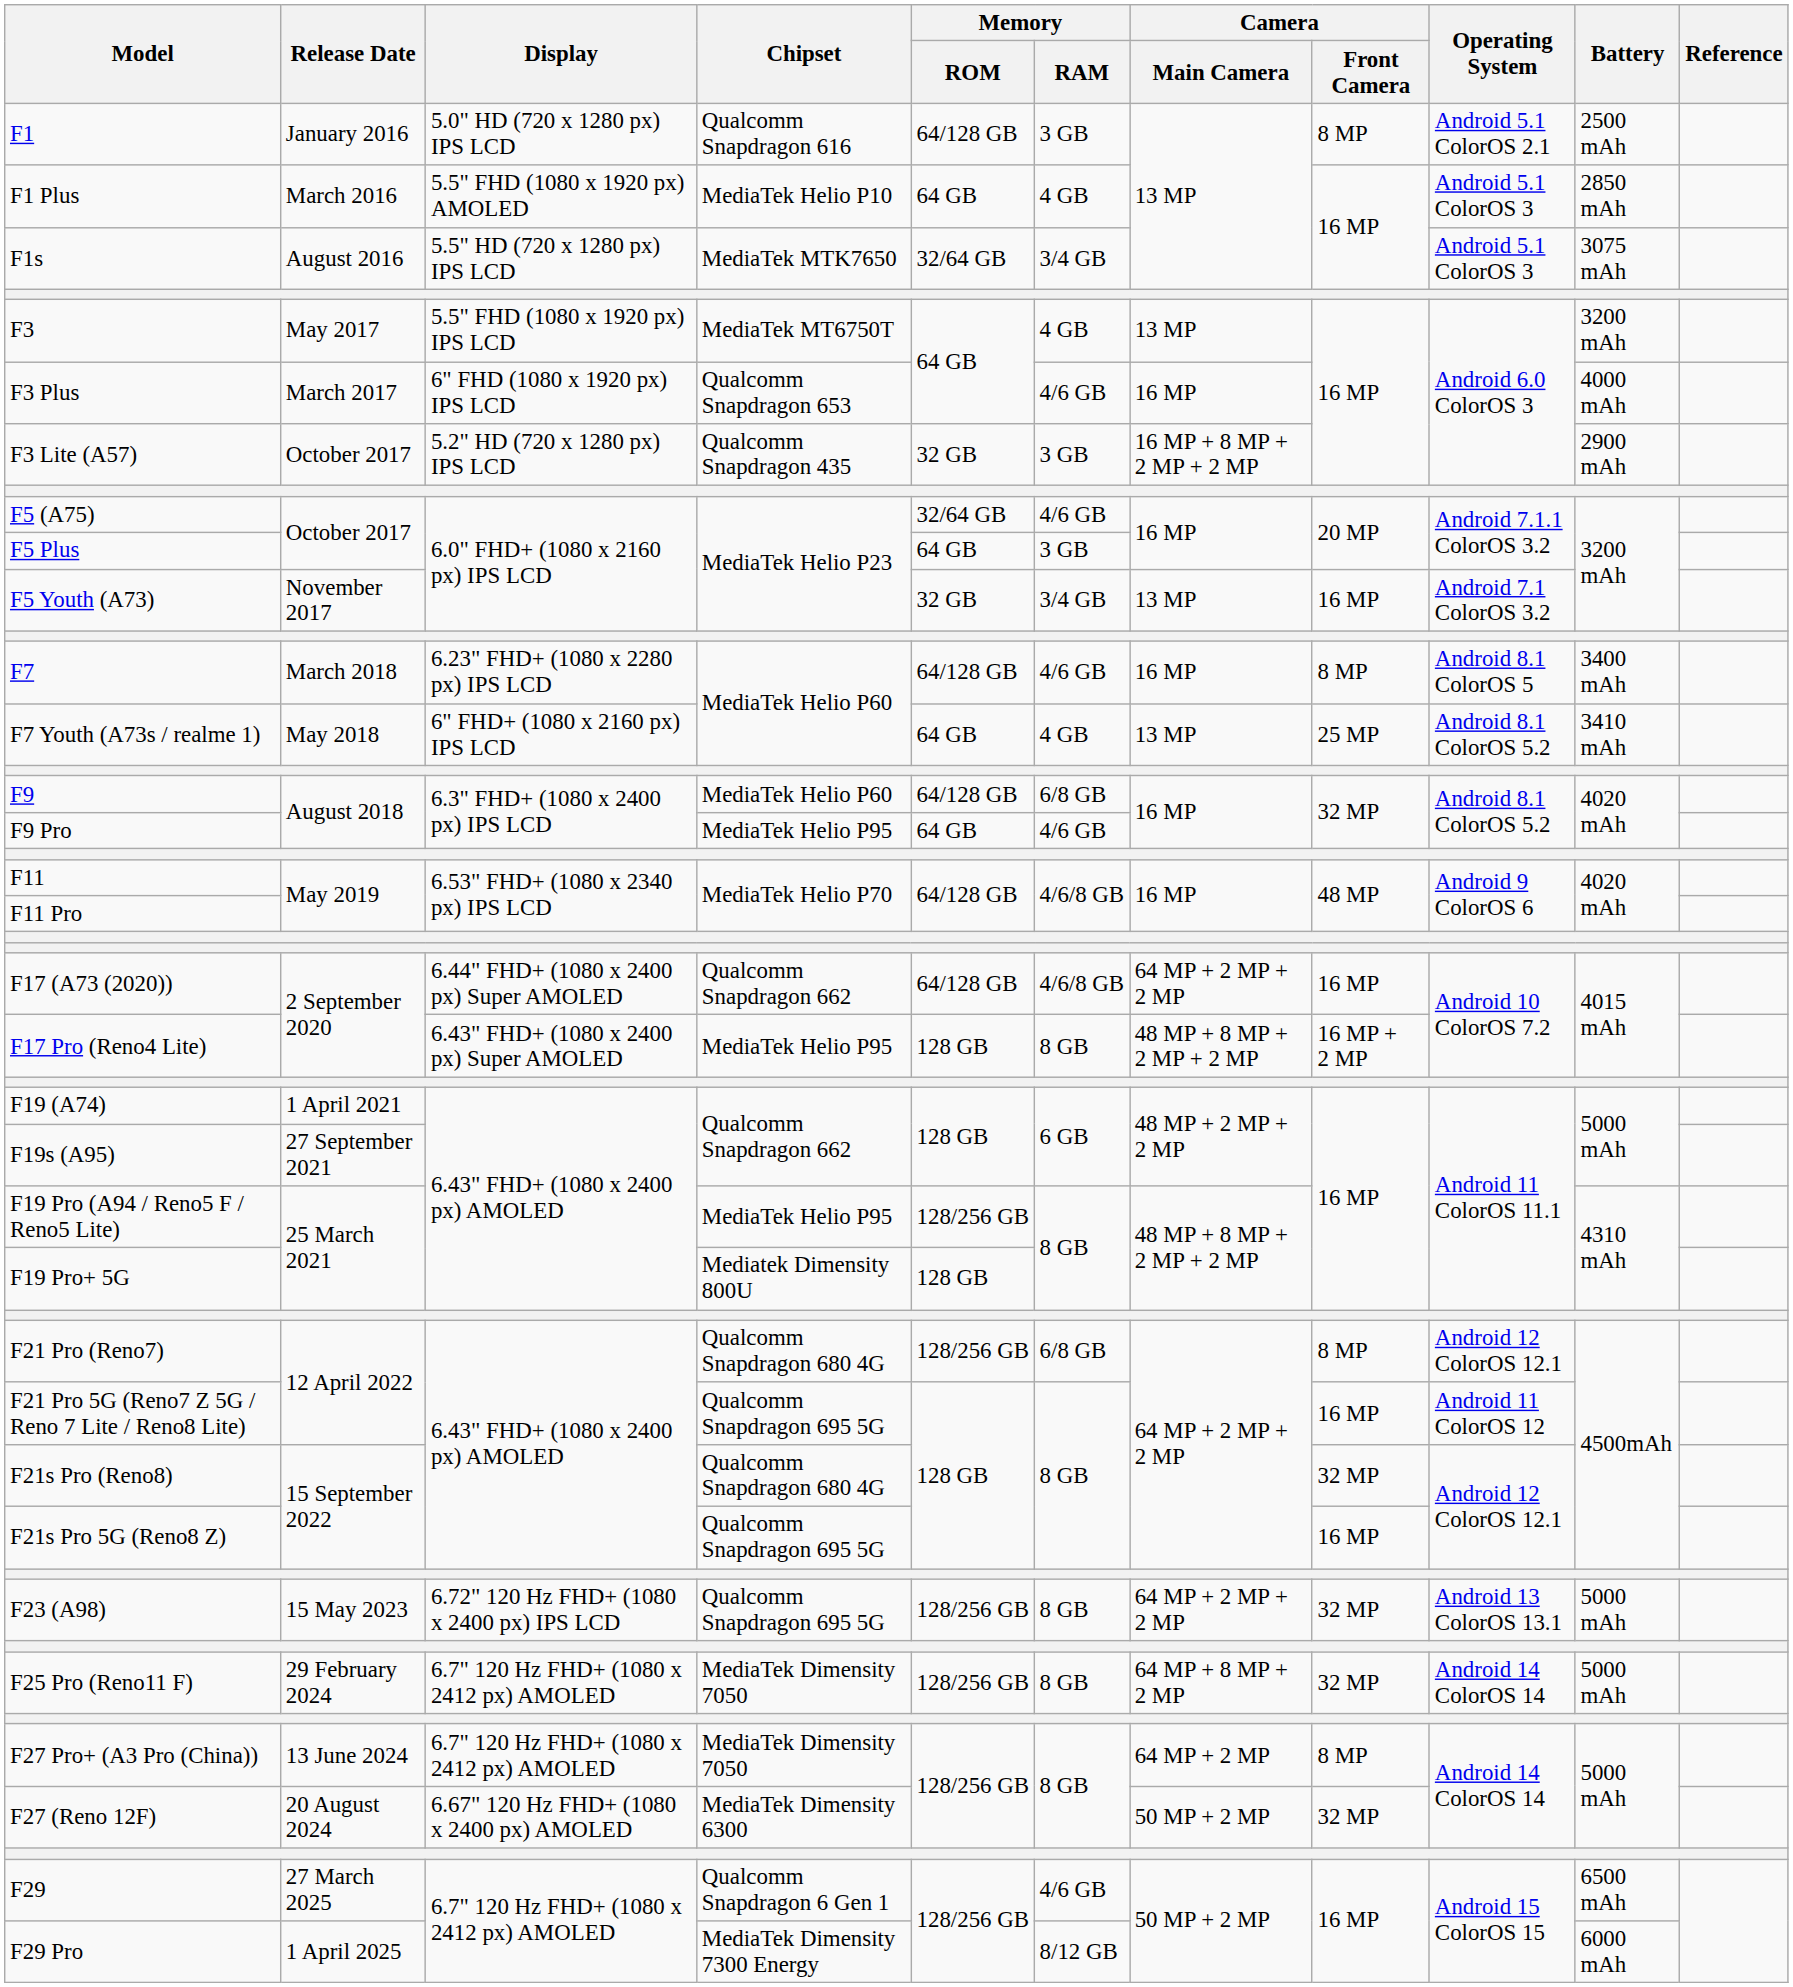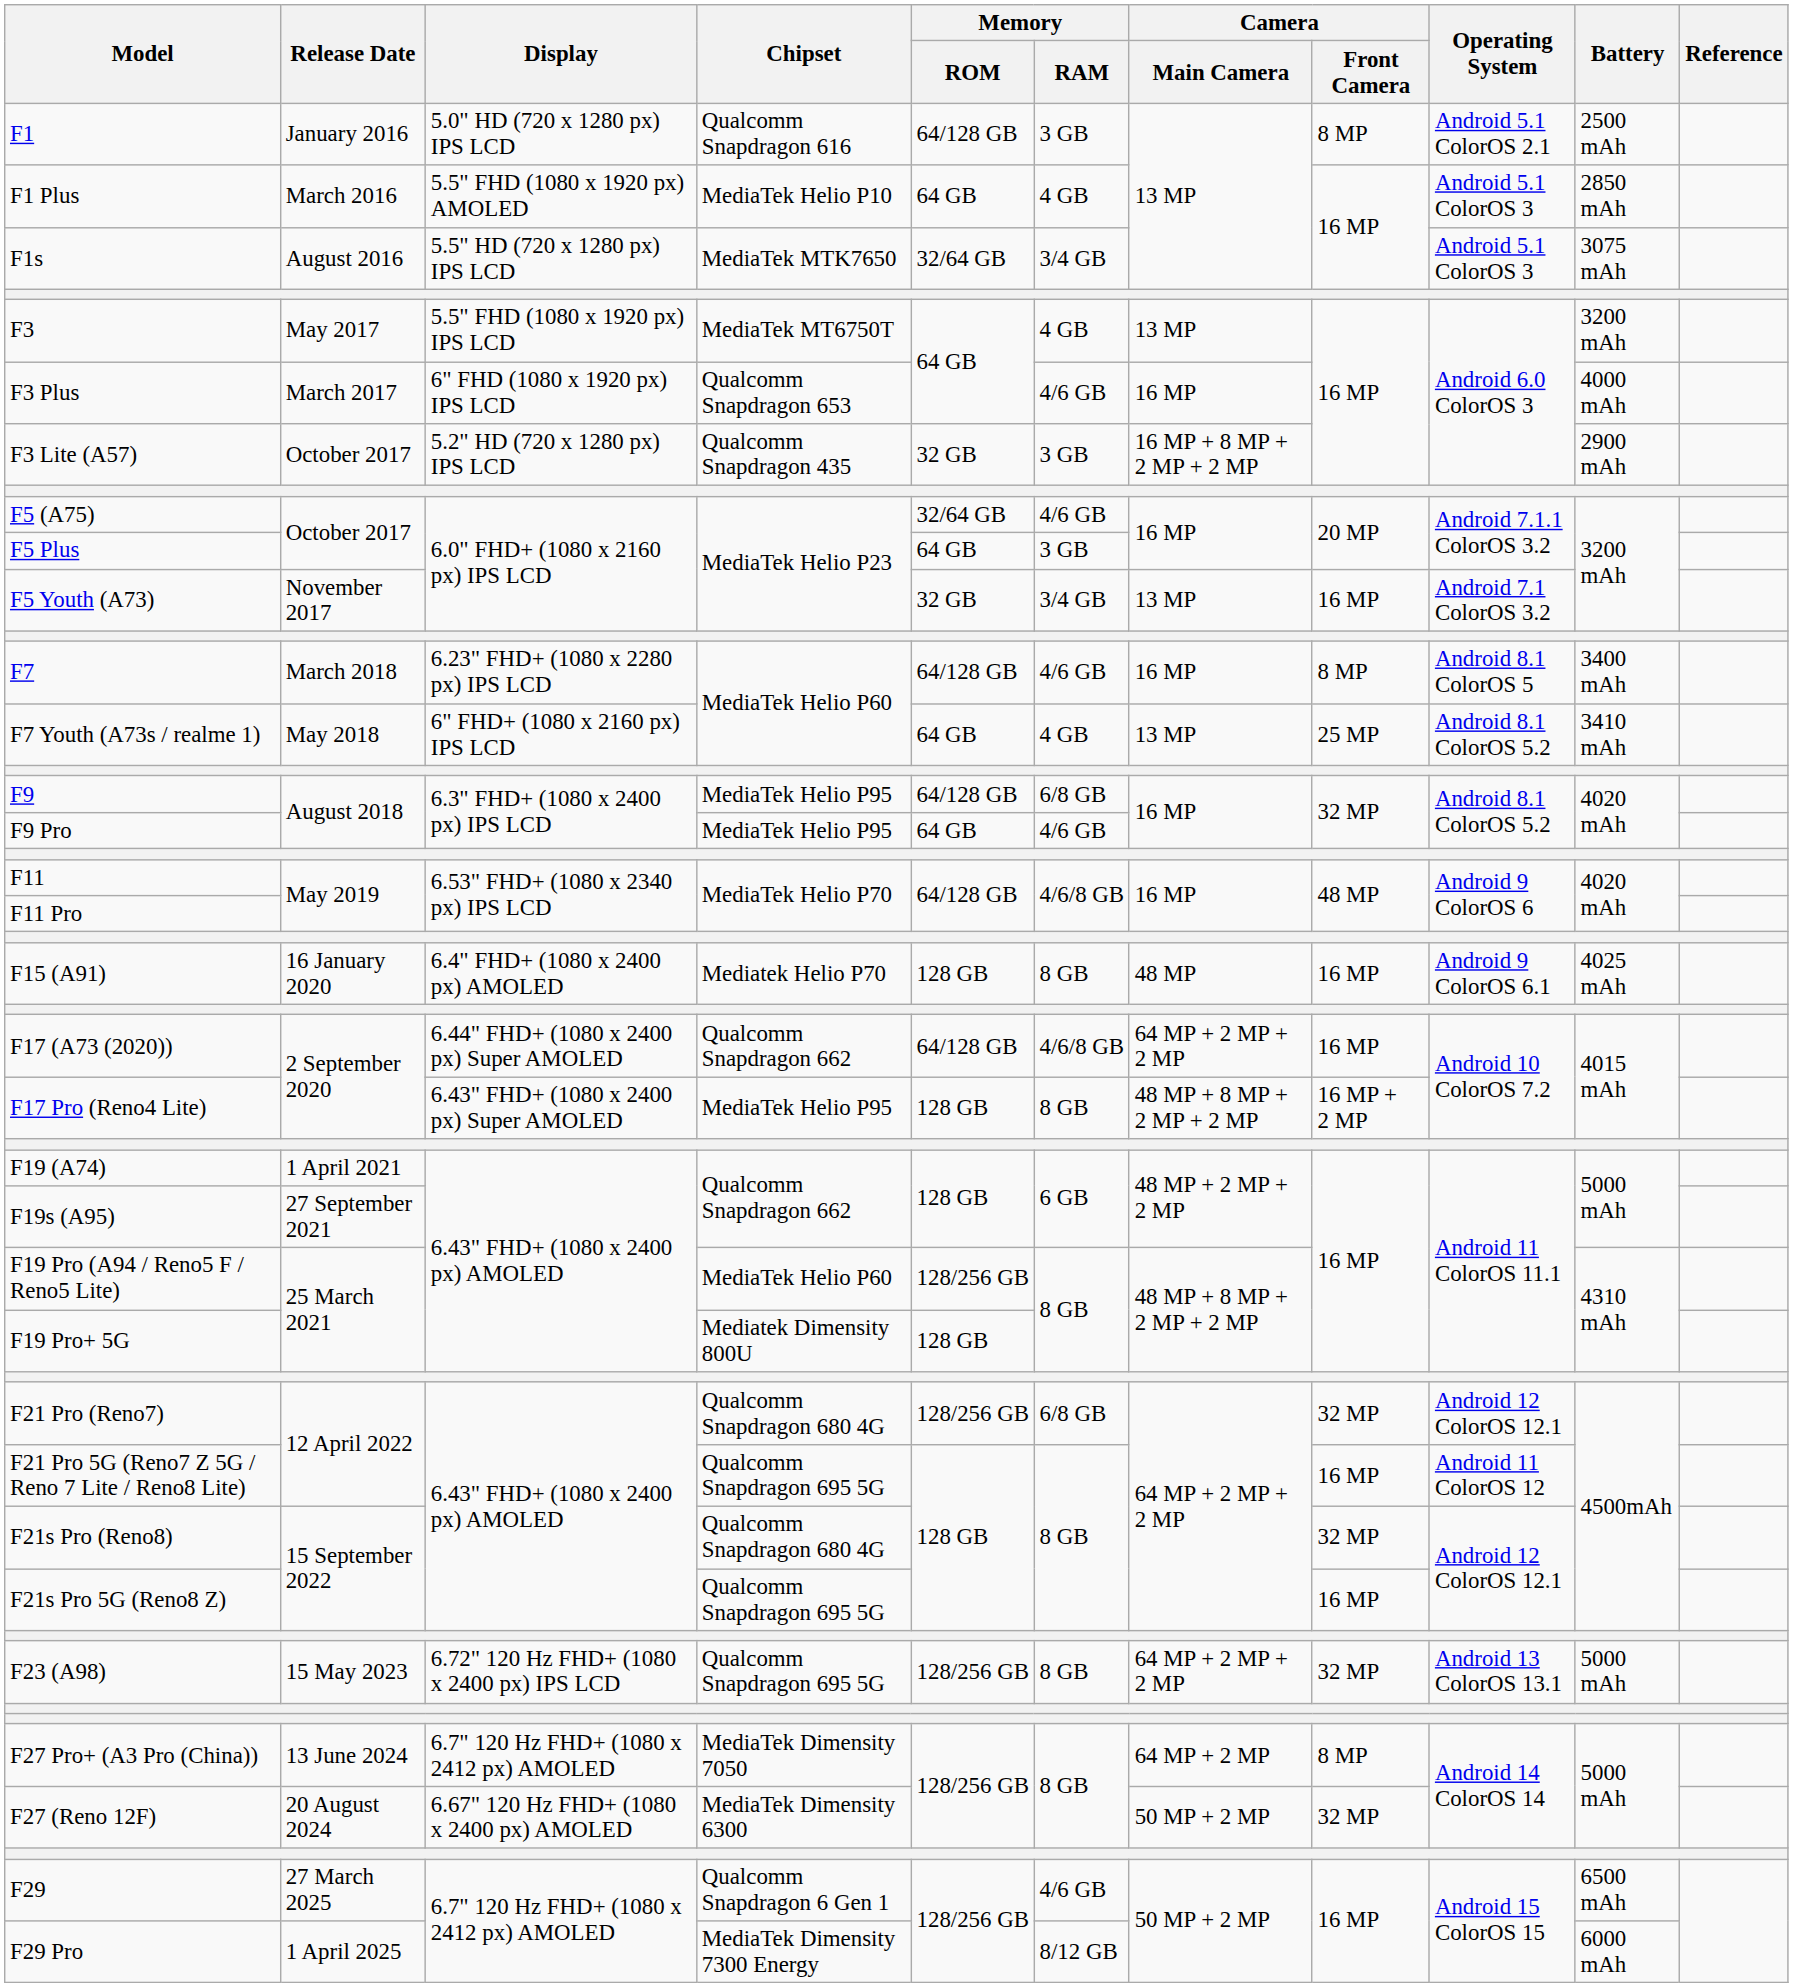(797, 793) MediaTek Helio P60 -> (797, 793) MediaTek Helio P95
+ row: (58, 973)
(797, 1216) MediaTek Helio P95 -> (797, 1278) MediaTek Helio P60
(1343, 1351) 8 MP -> (1348, 1413) 32 MP
- row: (101, 1682)
